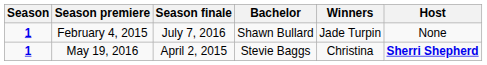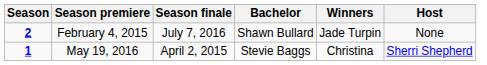(28, 32) 1 -> (28, 32) 2
(433, 51) bold -> (430, 51) normal
